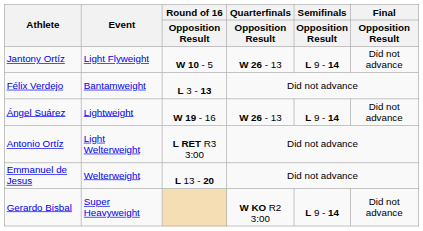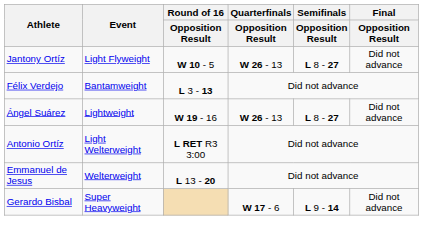(322, 65) L 9 - 14 -> (322, 65) L 8 - 27
(322, 118) L 9 - 14 -> (322, 118) L 8 - 27
(260, 213) W KO R2 3:00 -> (261, 208) W 17 - 6
